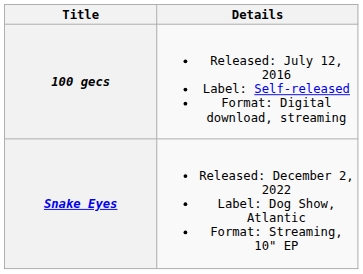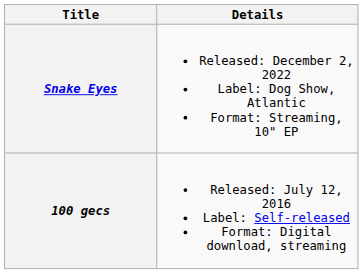rows swapped: (81, 82) <-> (81, 204)
